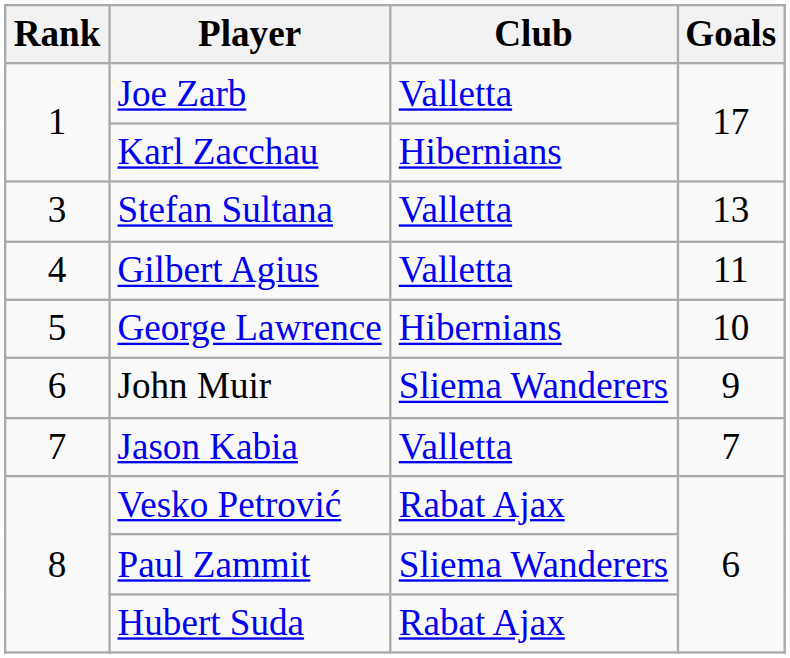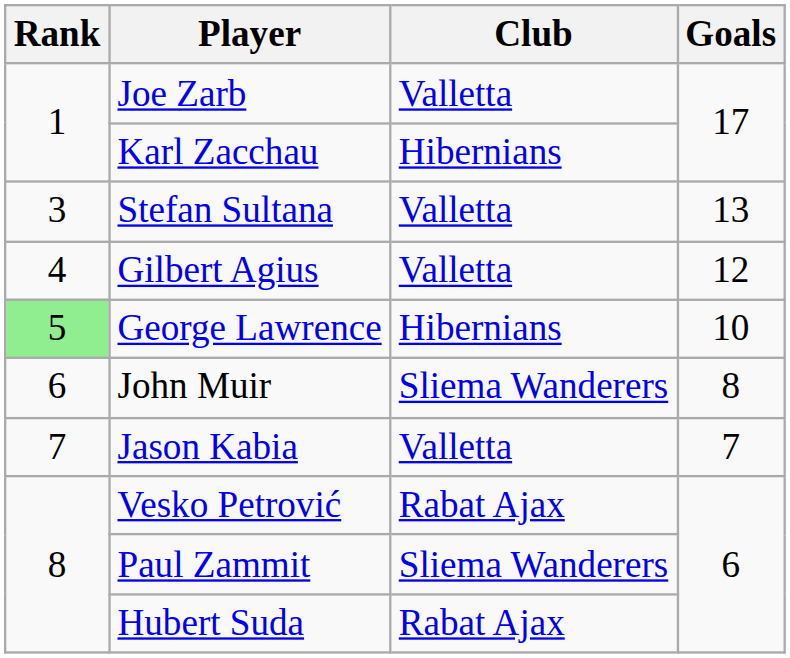(731, 269) 11 -> (731, 269) 12
(57, 328) no background -> (57, 328) lightgreen background
(731, 387) 9 -> (731, 387) 8
